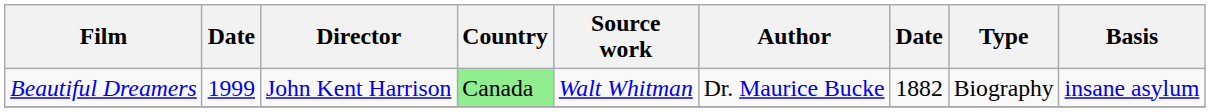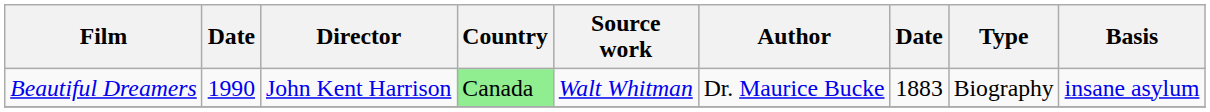(231, 87) 1999 -> (231, 87) 1990
(919, 87) 1882 -> (919, 87) 1883
